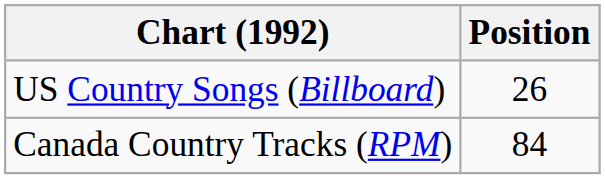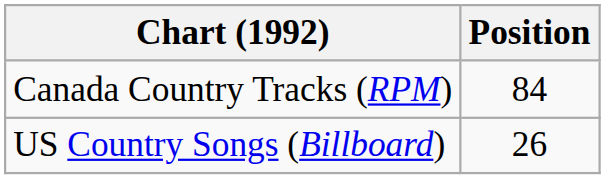rows swapped: (233, 144) <-> (229, 88)
